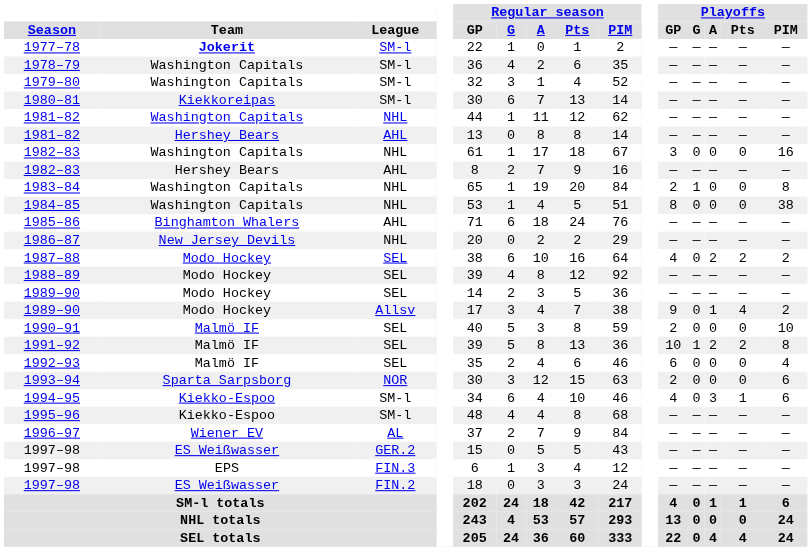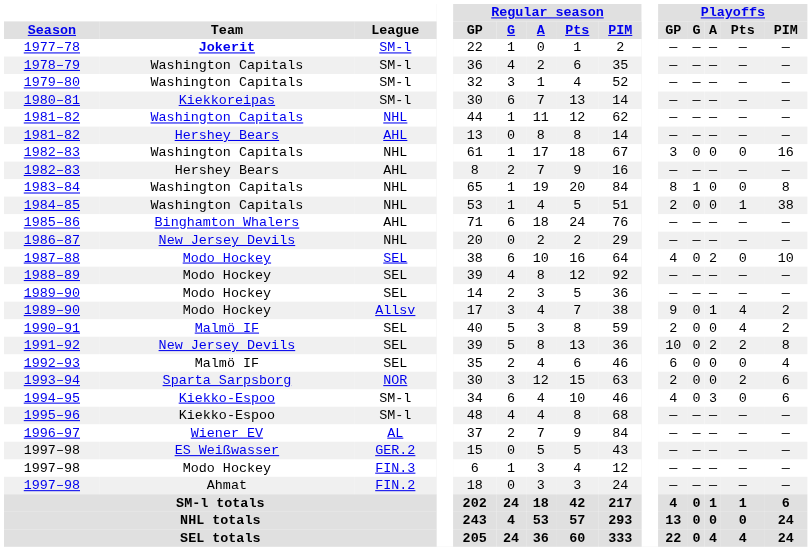(673, 188) 2 -> (673, 188) 8
(673, 205) 8 -> (673, 205) 2
(743, 205) 0 -> (743, 205) 1
(743, 258) 2 -> (743, 258) 0
(786, 258) 2 -> (786, 258) 10
(743, 328) 0 -> (743, 328) 4
(786, 328) 10 -> (786, 328) 2
(227, 345) Malmö IF -> (227, 345) New Jersey Devils
(696, 345) 1 -> (696, 345) 0
(743, 380) 0 -> (743, 380) 2
(743, 398) 1 -> (743, 398) 0
(227, 468) EPS -> (227, 468) Modo Hockey
(227, 486) ES Weißwasser -> (227, 486) Ahmat
